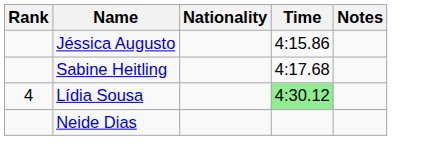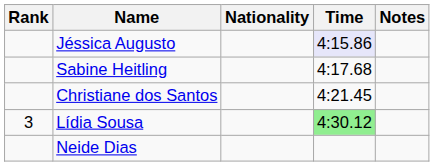(302, 43) no background -> (344, 43) lavender background
+ row: (137, 95)
(28, 95) 4 -> (28, 122) 3
